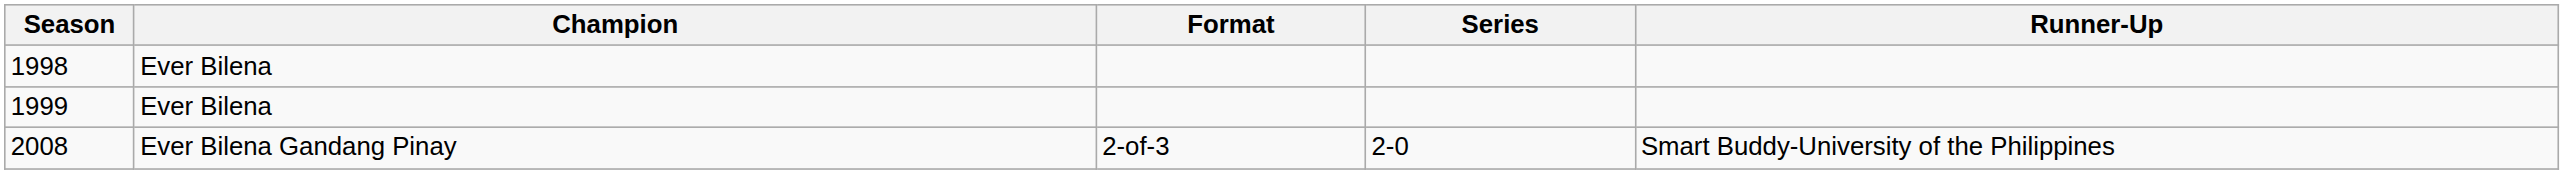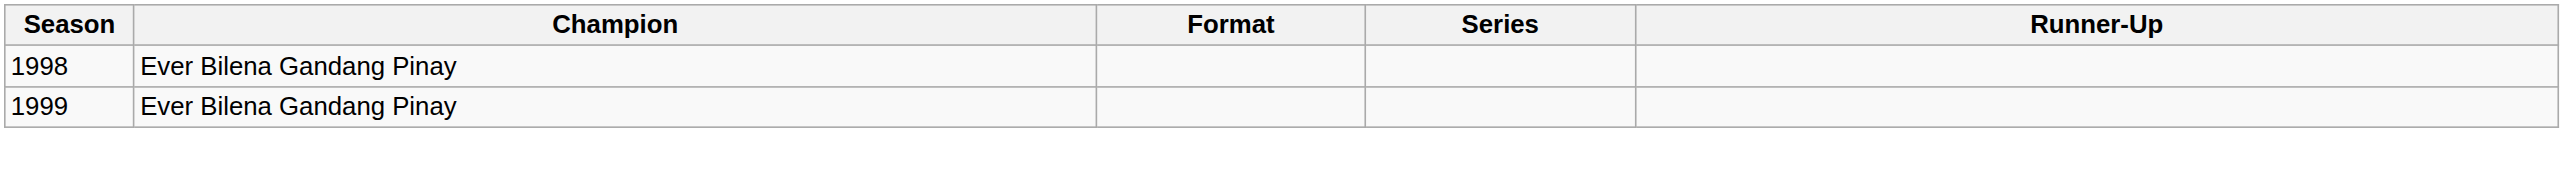(206, 65) Ever Bilena -> (298, 65) Ever Bilena Gandang Pinay
(206, 106) Ever Bilena -> (298, 106) Ever Bilena Gandang Pinay
- row: (39, 147)
